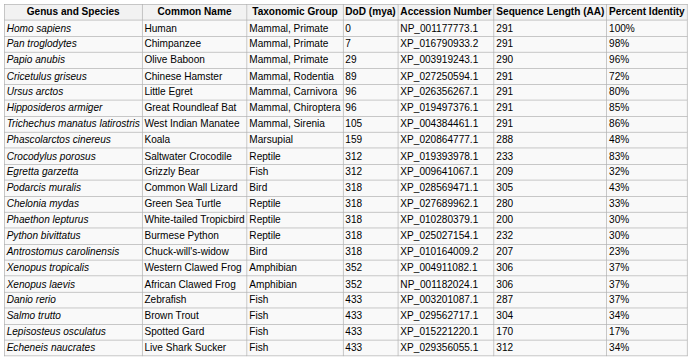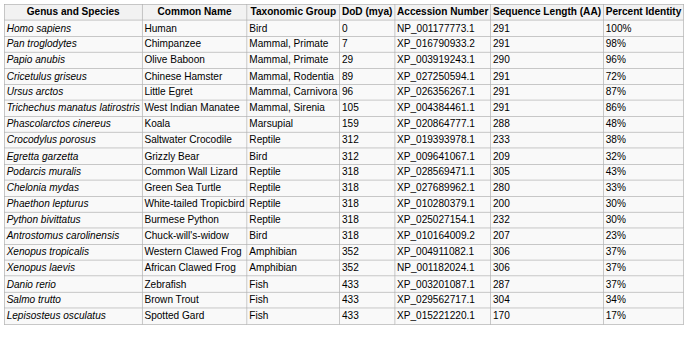(289, 28) Mammal, Primate -> (258, 28) Bird
(619, 92) 80% -> (616, 92) 87%
- row: (55, 108)
(619, 156) 83% -> (616, 140) 38%
(259, 172) Fish -> (258, 156) Bird
(258, 188) Bird -> (265, 172) Reptile
- row: (51, 348)
